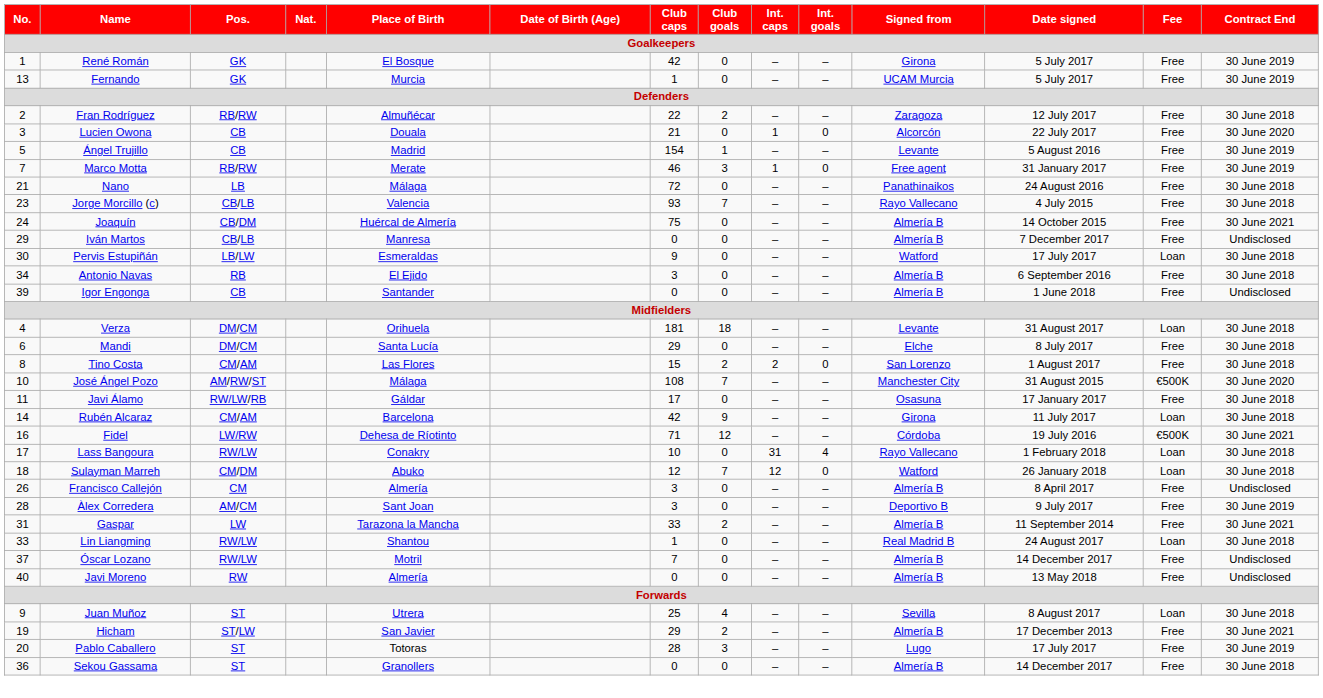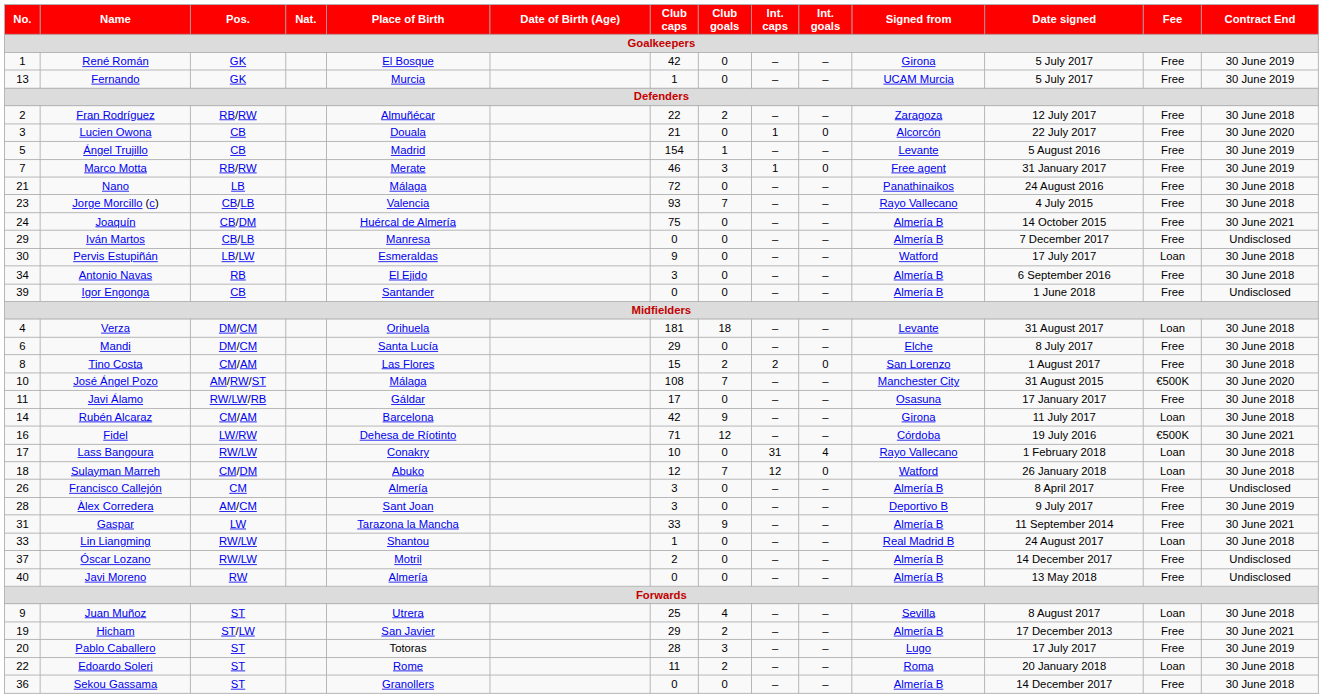(725, 524) 2 -> (725, 524) 9
(674, 559) 7 -> (674, 559) 2
+ row: (115, 666)
